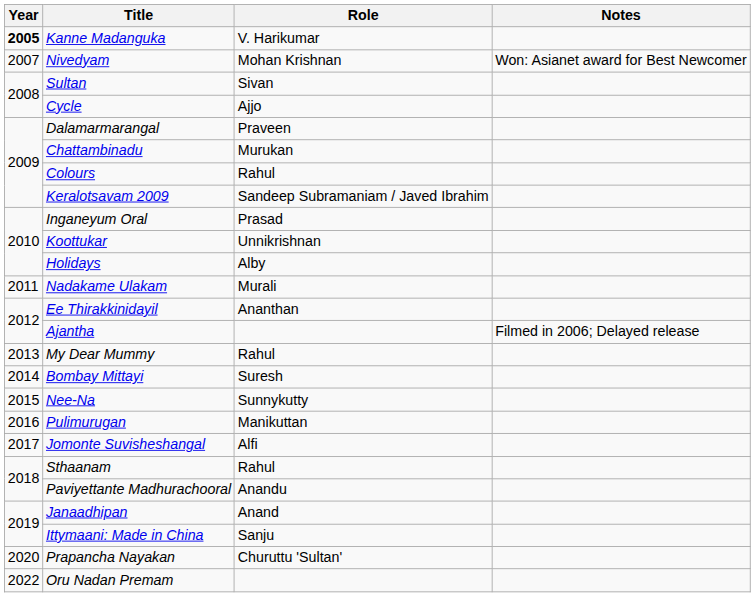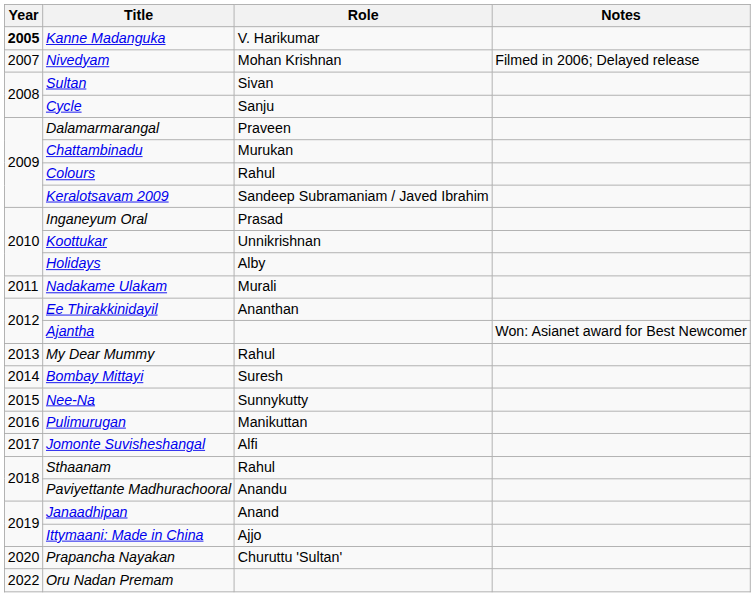(621, 60) Won: Asianet award for Best Newcomer -> (597, 60) Filmed in 2006; Delayed release
(250, 106) Ajjo -> (256, 106) Sanju
(597, 331) Filmed in 2006; Delayed release -> (621, 331) Won: Asianet award for Best Newcomer
(256, 535) Sanju -> (250, 535) Ajjo
